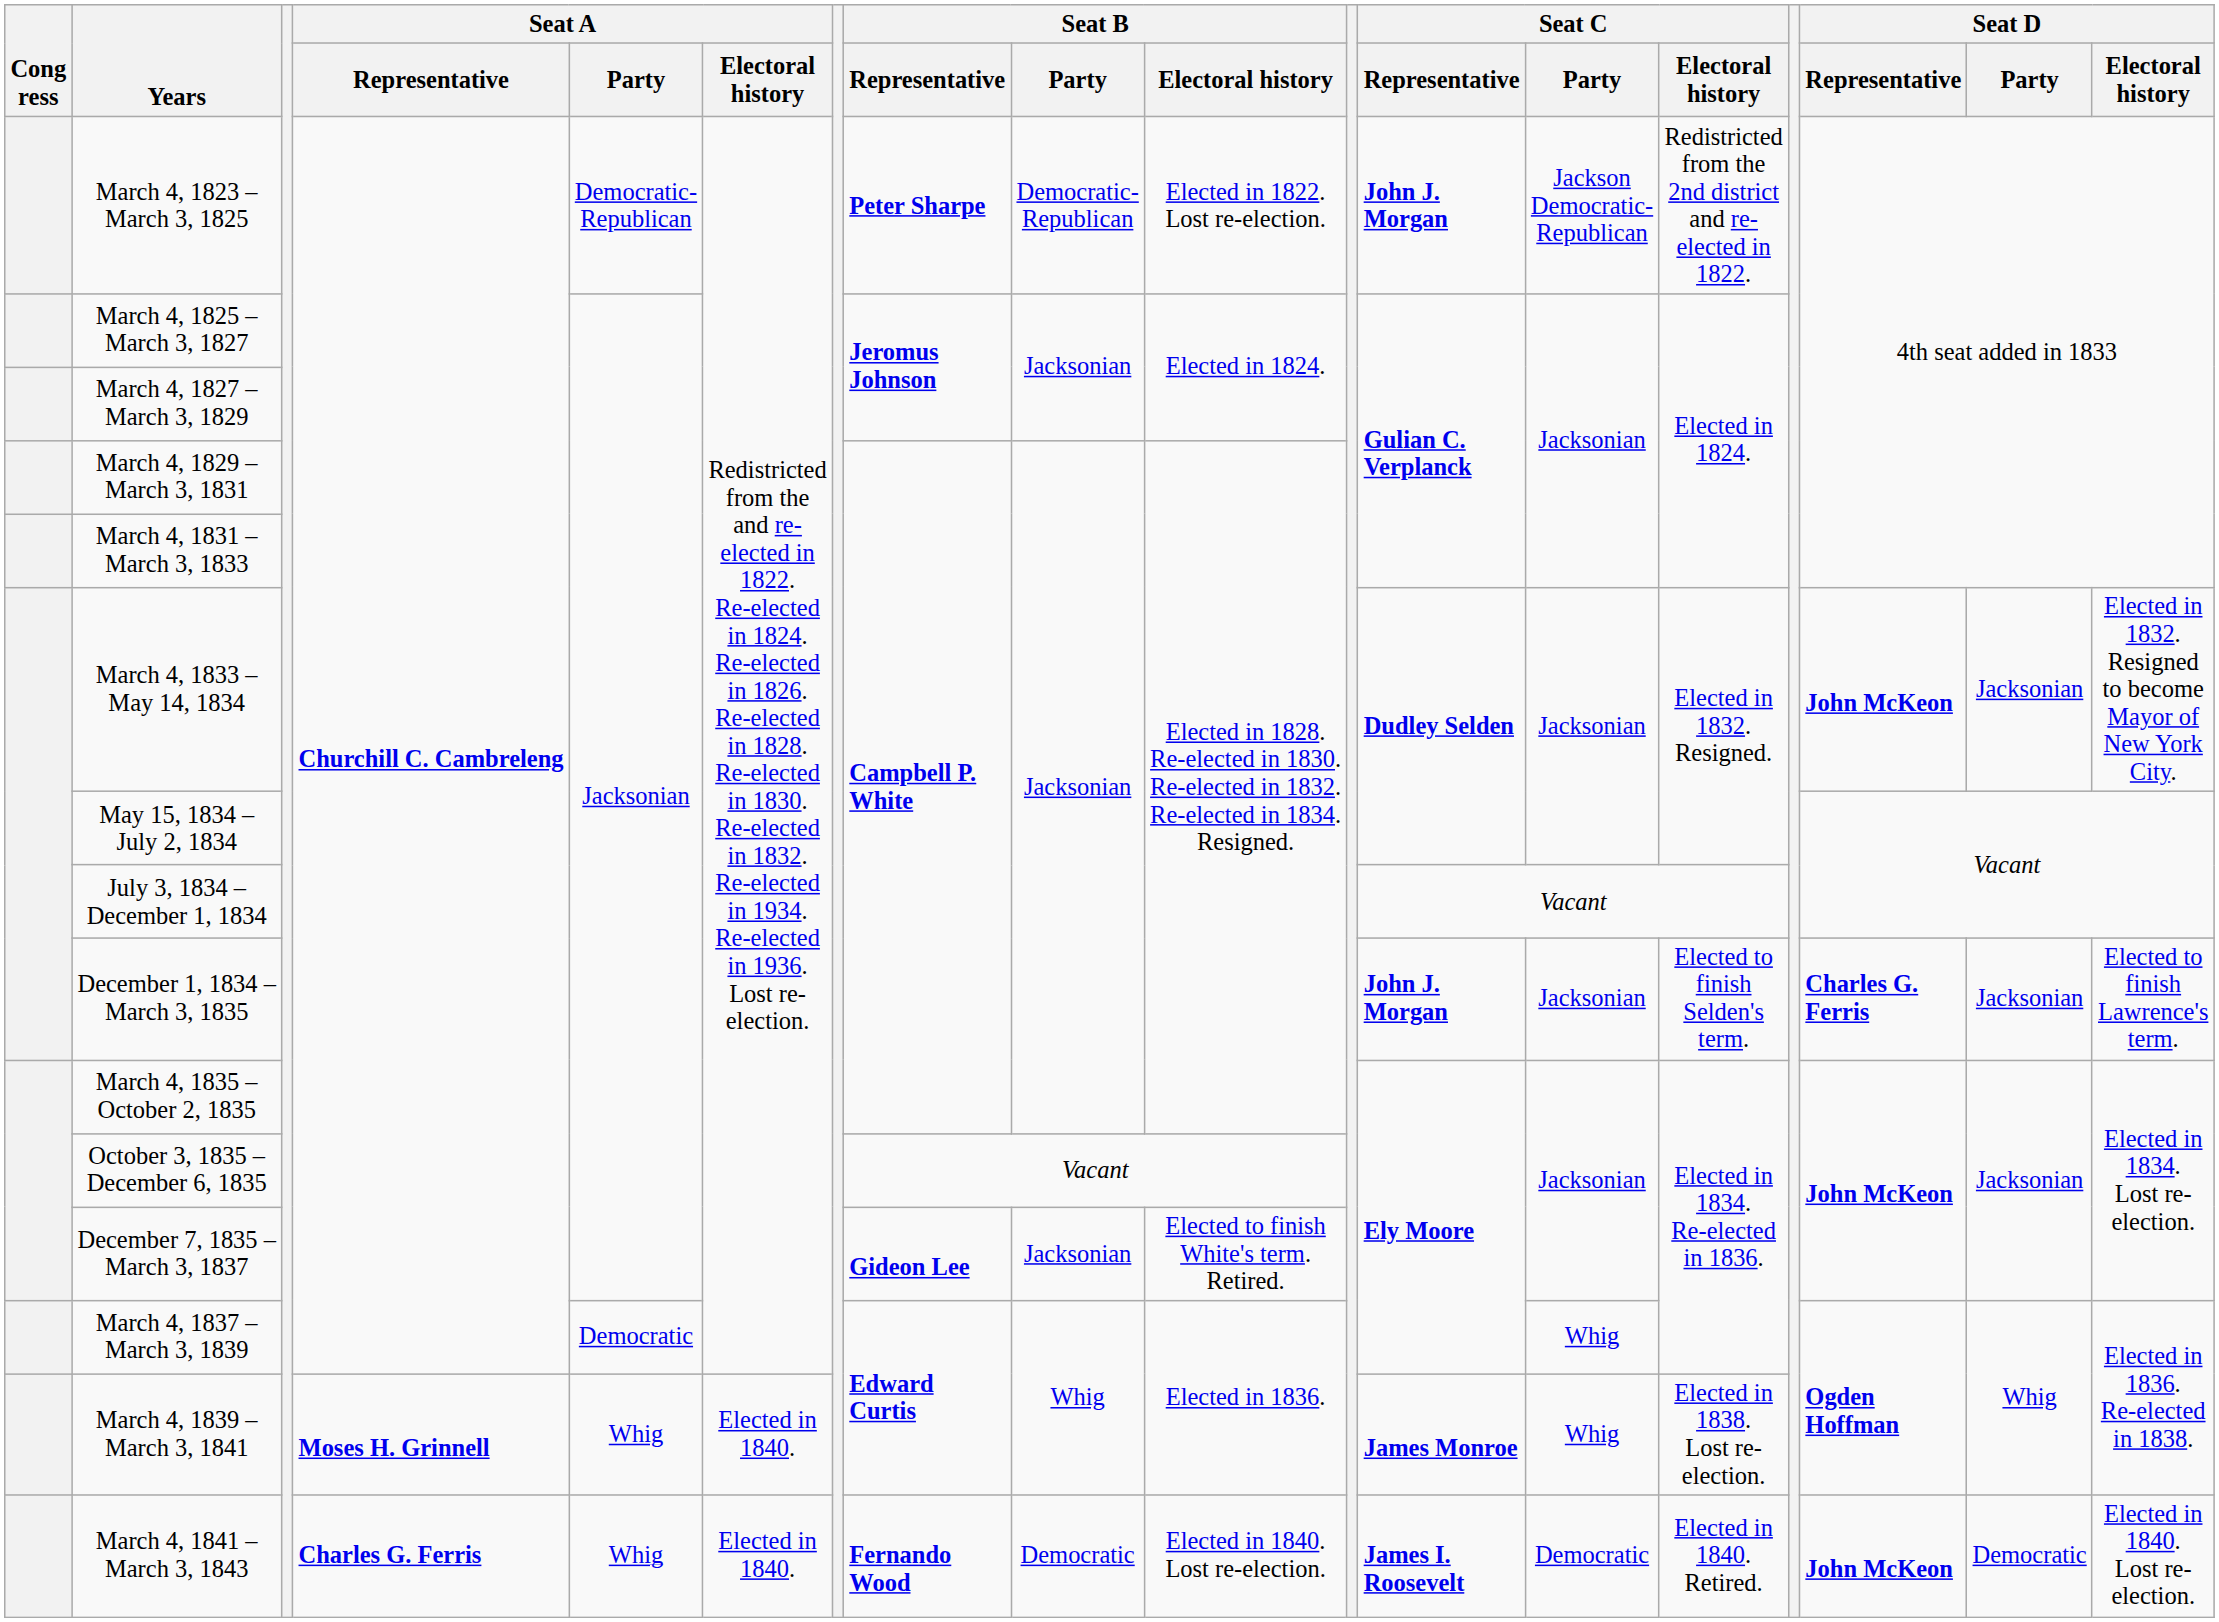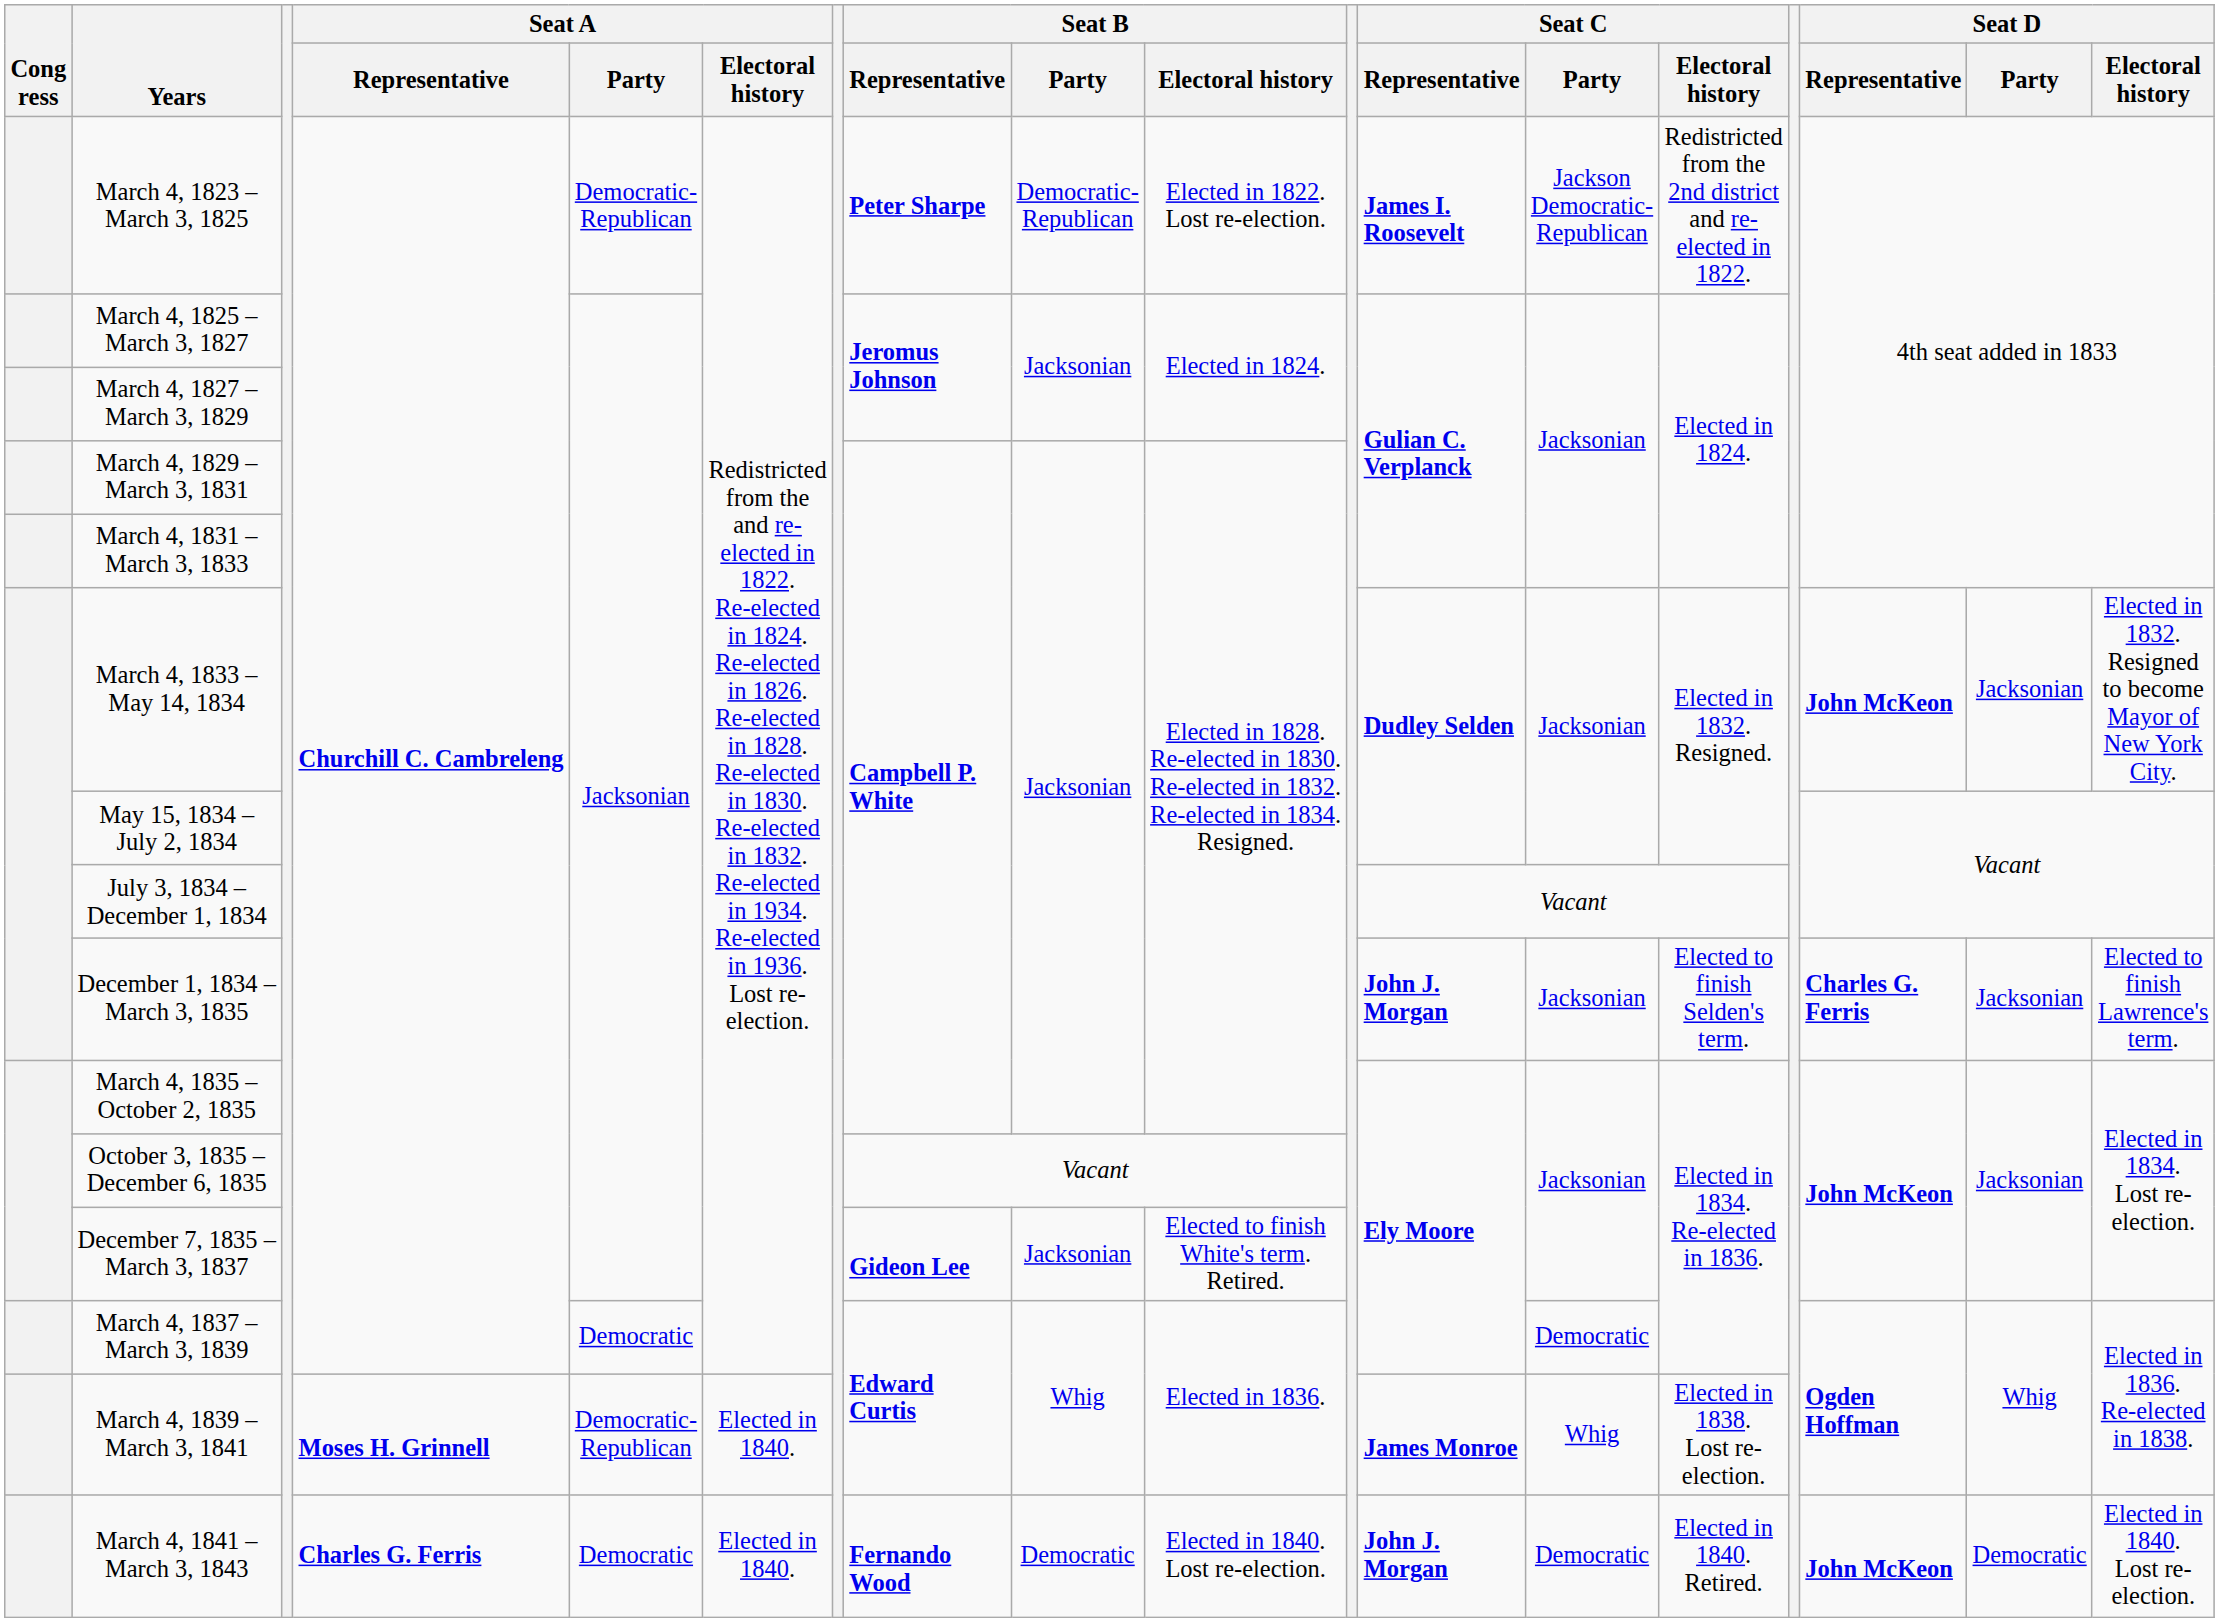(1406, 205) John J. Morgan -> (1414, 218) James I. Roosevelt
(1592, 1336) Whig -> (1592, 1336) Democratic
(636, 1434) Whig -> (636, 1434) Democratic-Republican
(636, 1555) Whig -> (636, 1555) Democratic
(1414, 1569) James I. Roosevelt -> (1406, 1555) John J. Morgan
